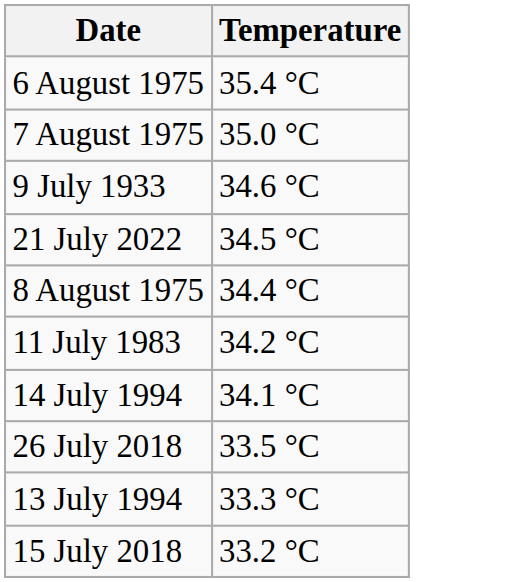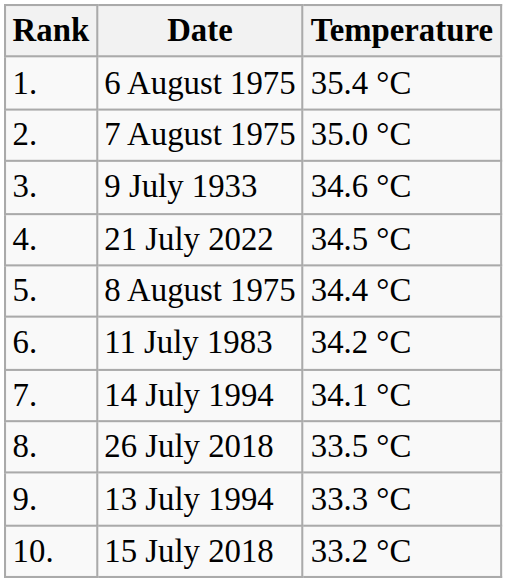+ column: (51, 30)
